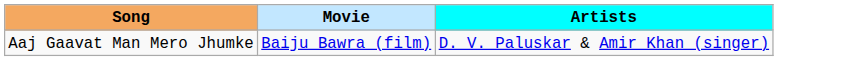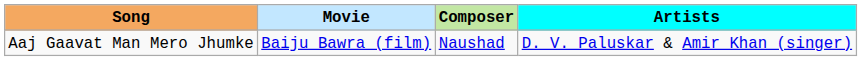+ column: (476, 17)
